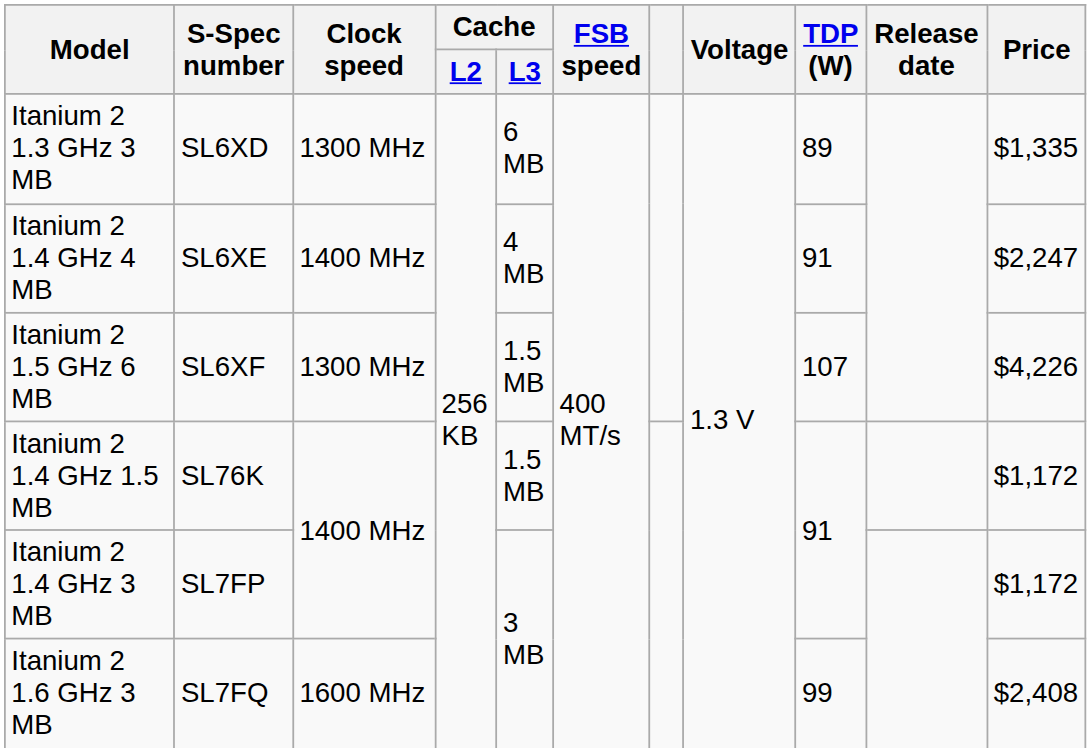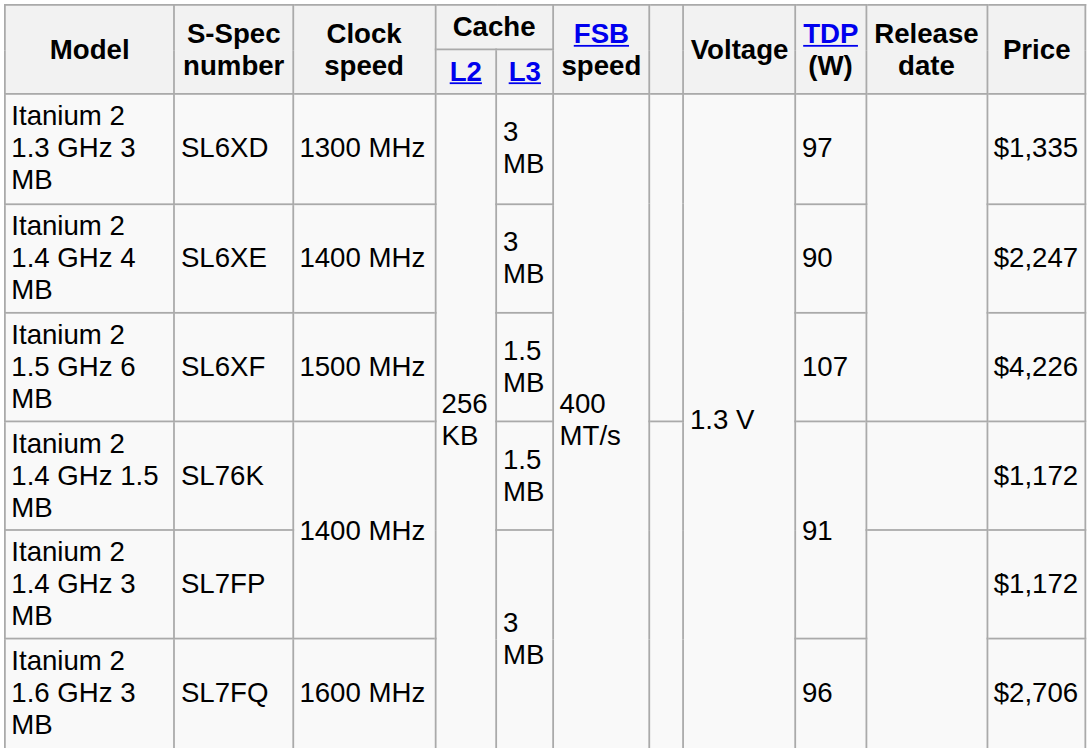(524, 148) 6 MB -> (524, 148) 3 MB
(817, 148) 89 -> (817, 148) 97
(524, 257) 4 MB -> (524, 257) 3 MB
(817, 257) 91 -> (817, 257) 90
(362, 365) 1300 MHz -> (362, 365) 1500 MHz
(817, 692) 99 -> (817, 692) 96
(1036, 692) $2,408 -> (1036, 692) $2,706
